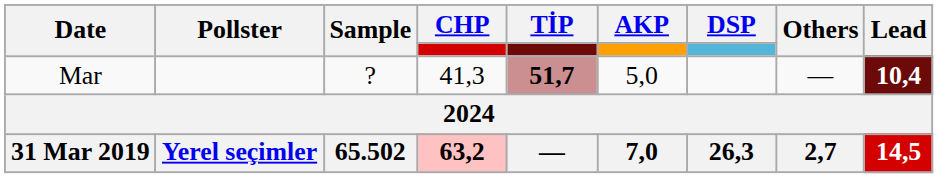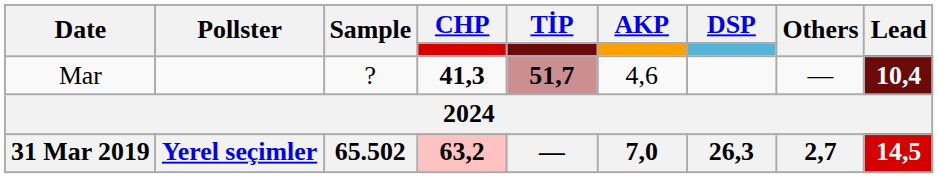(462, 74) normal -> (462, 74) bold
(642, 74) 5,0 -> (642, 74) 4,6
